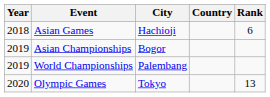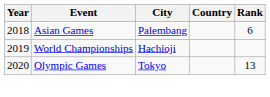(157, 30) Hachioji -> (162, 30) Palembang
- row: (83, 48)
(162, 65) Palembang -> (157, 48) Hachioji
